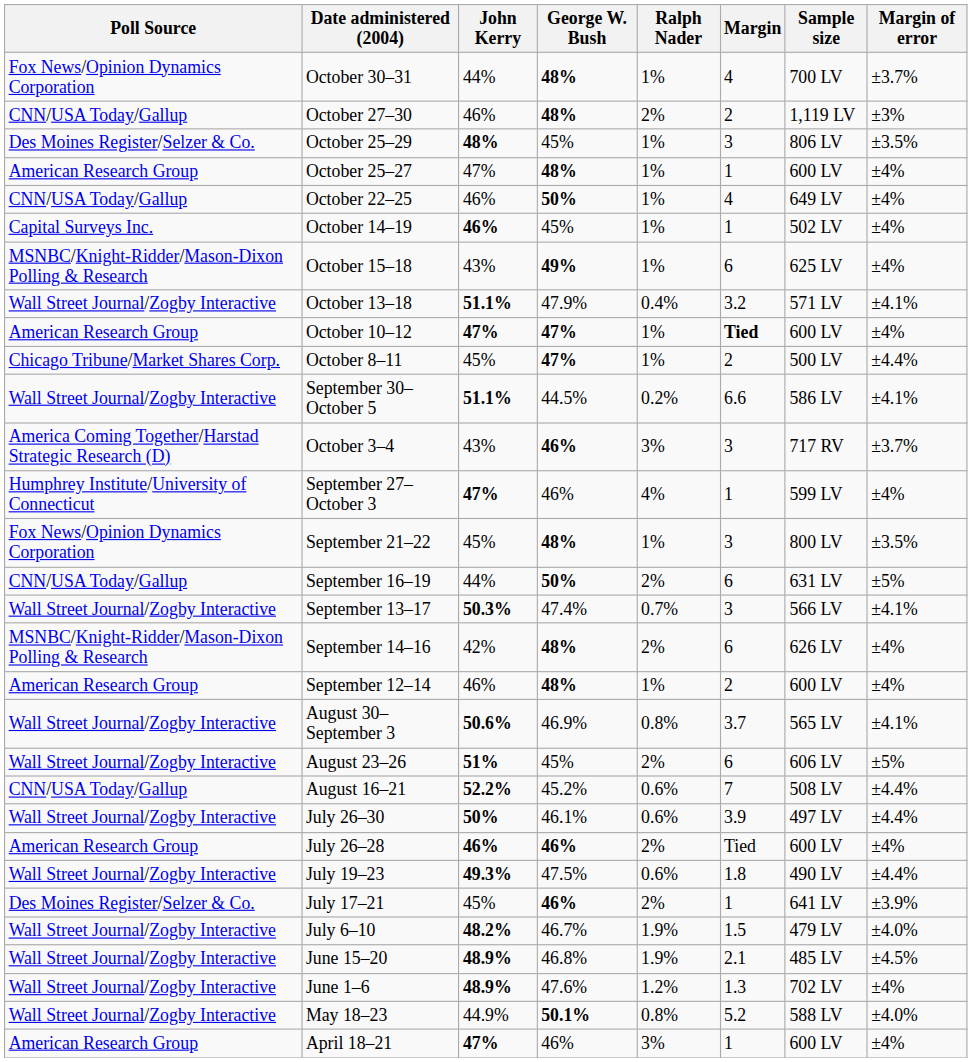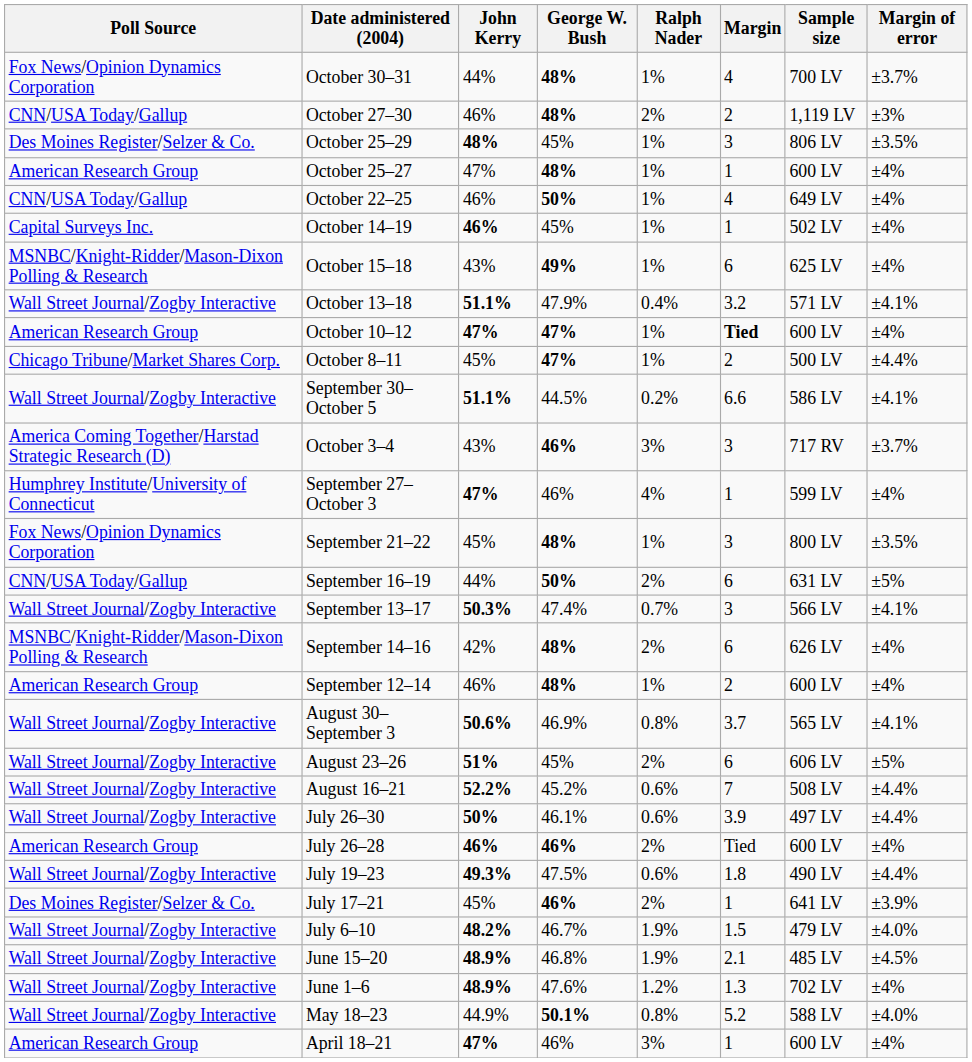(98, 789) CNN/USA Today/Gallup -> (142, 789) Wall Street Journal/Zogby Interactive
